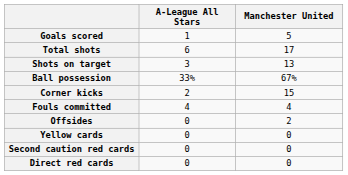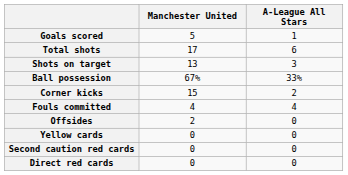columns swapped: (187, 16) <-> (289, 16)
